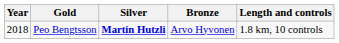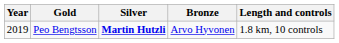(18, 30) 2018 -> (18, 30) 2019
